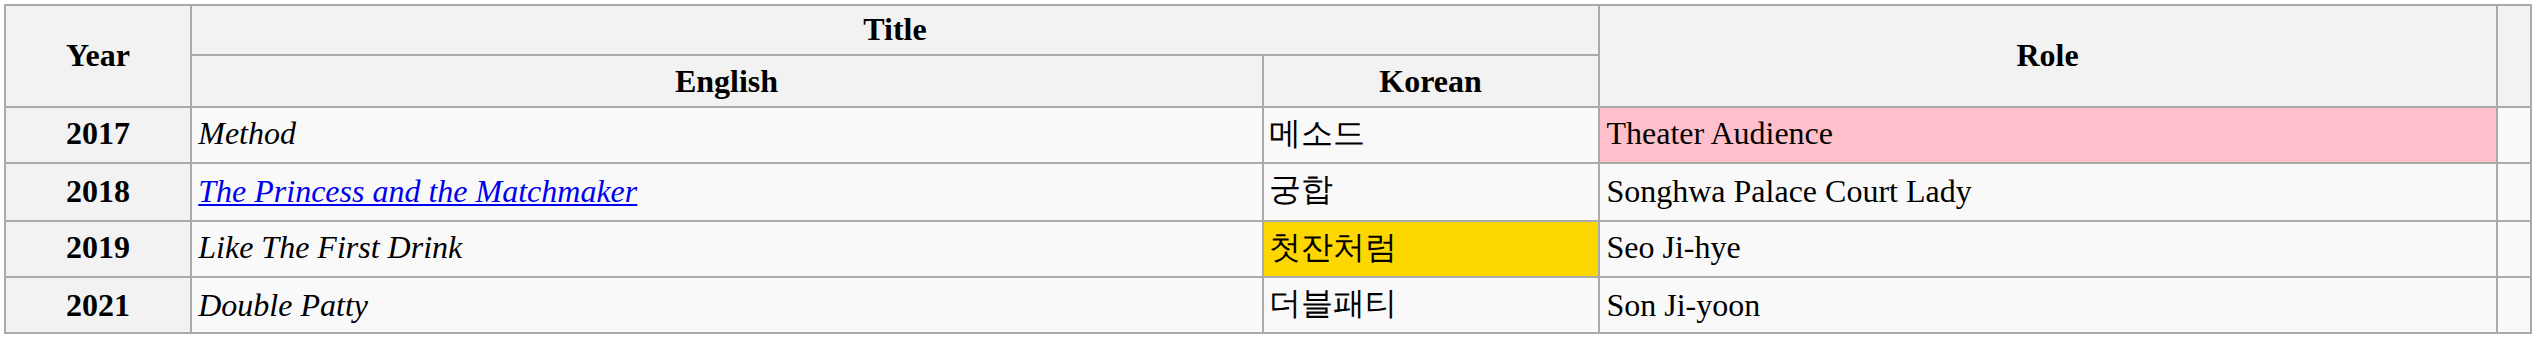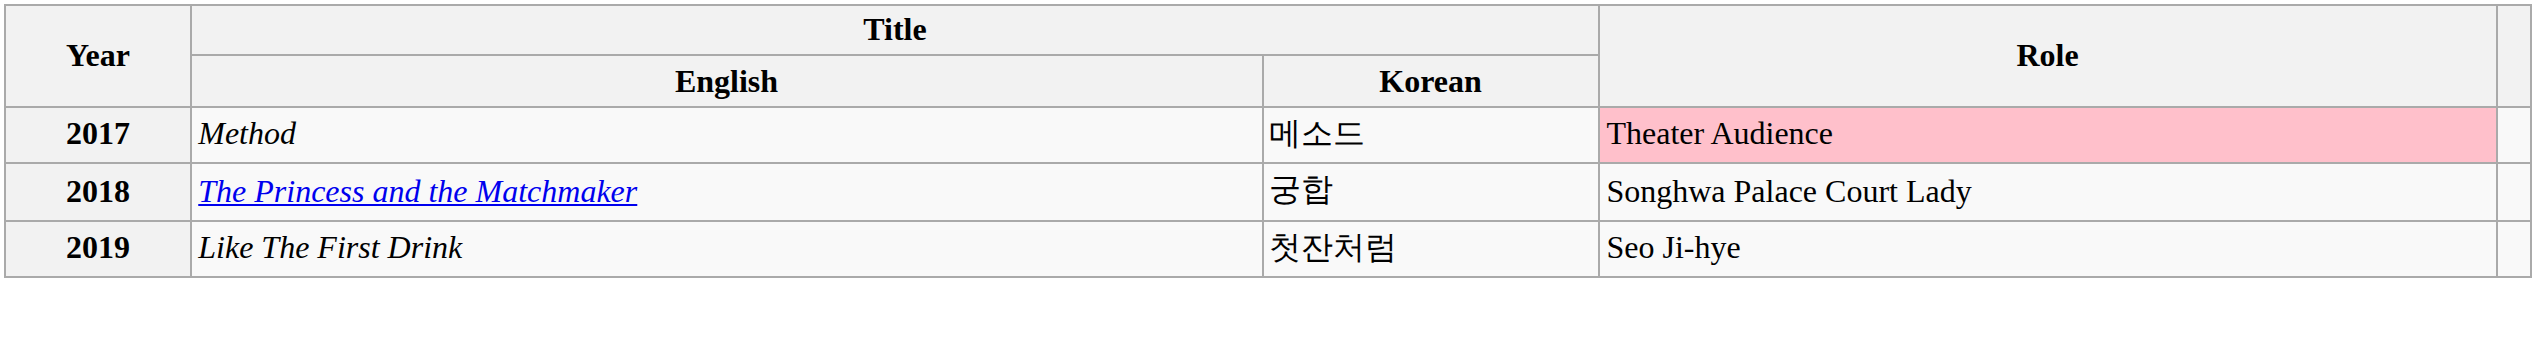(1333, 246) gold background -> (1333, 246) no background
- row: (98, 304)
